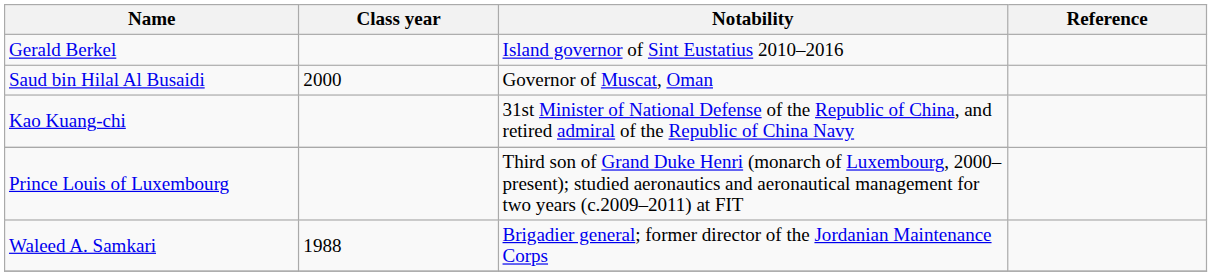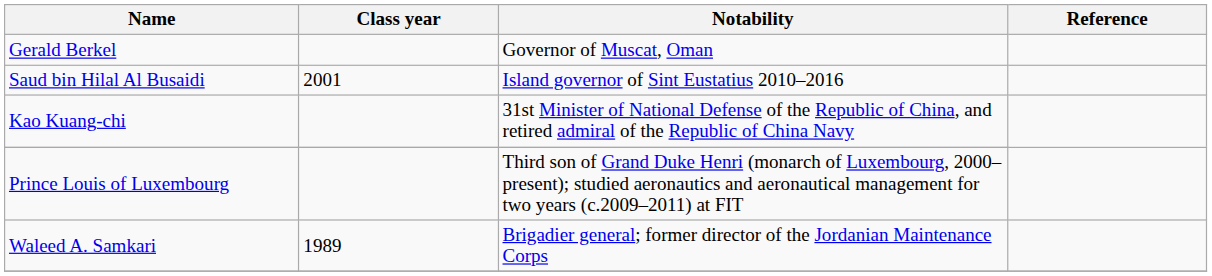(673, 49) Island governor of Sint Eustatius 2010–2016 -> (608, 49) Governor of Muscat, Oman
(322, 79) 2000 -> (322, 79) 2001
(608, 79) Governor of Muscat, Oman -> (673, 79) Island governor of Sint Eustatius 2010–2016
(322, 245) 1988 -> (322, 245) 1989
